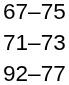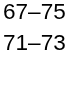- row: (34, 73)
